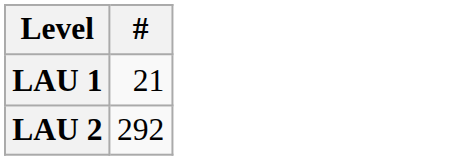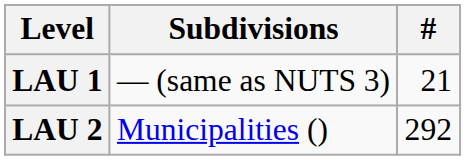+ column: (254, 29)
